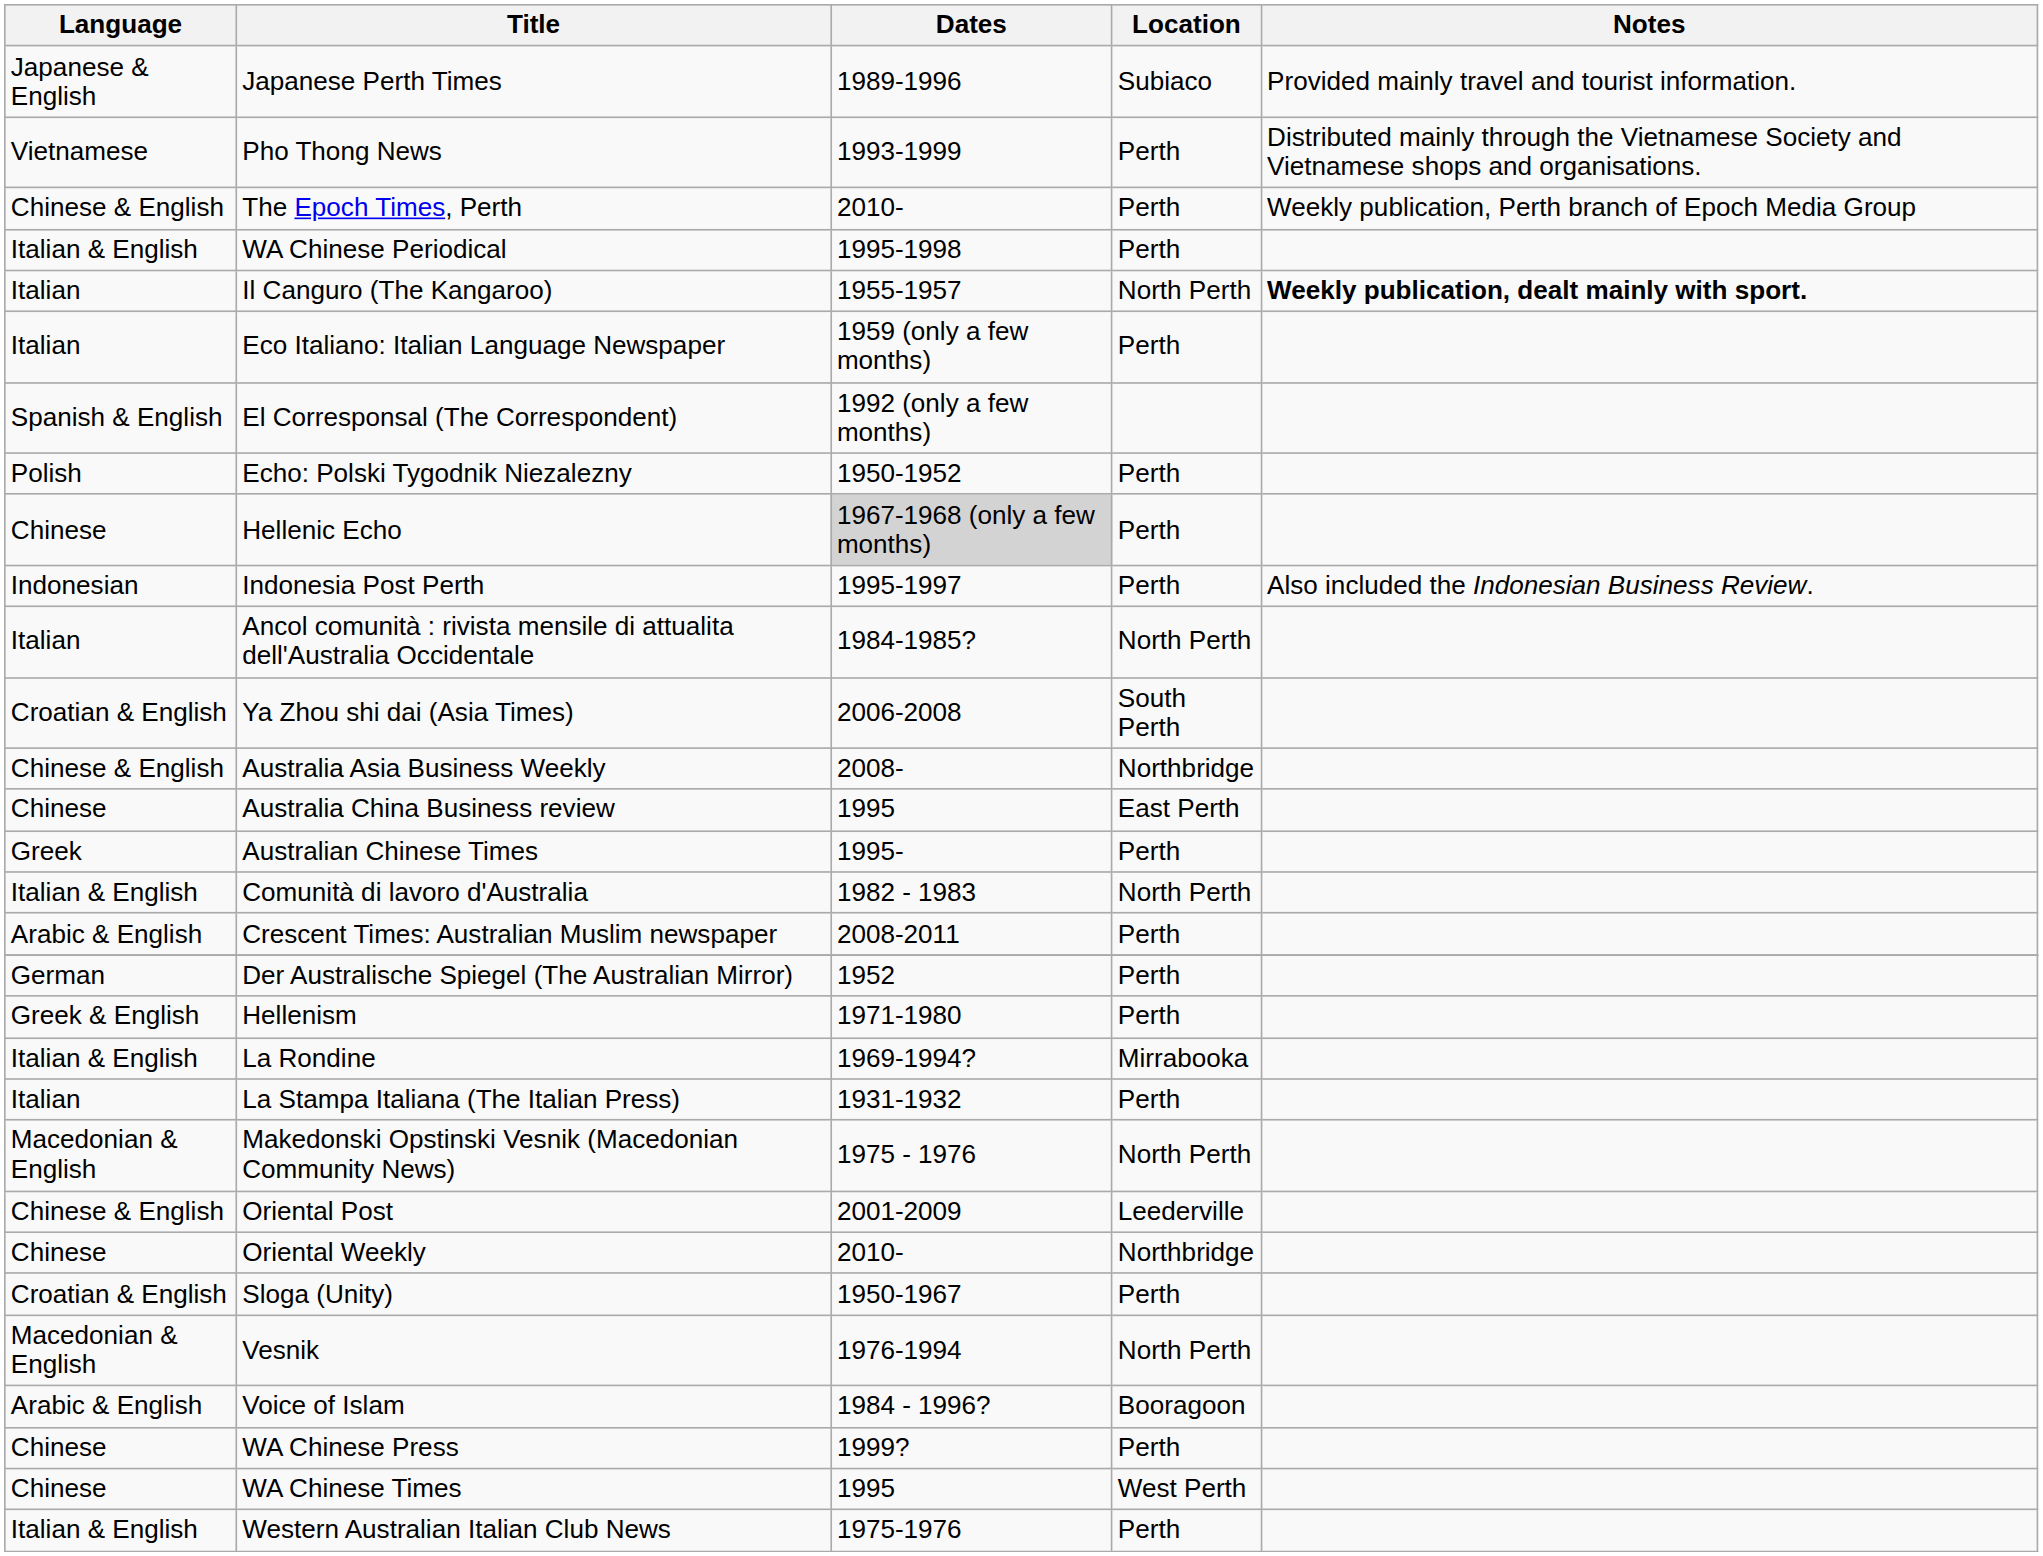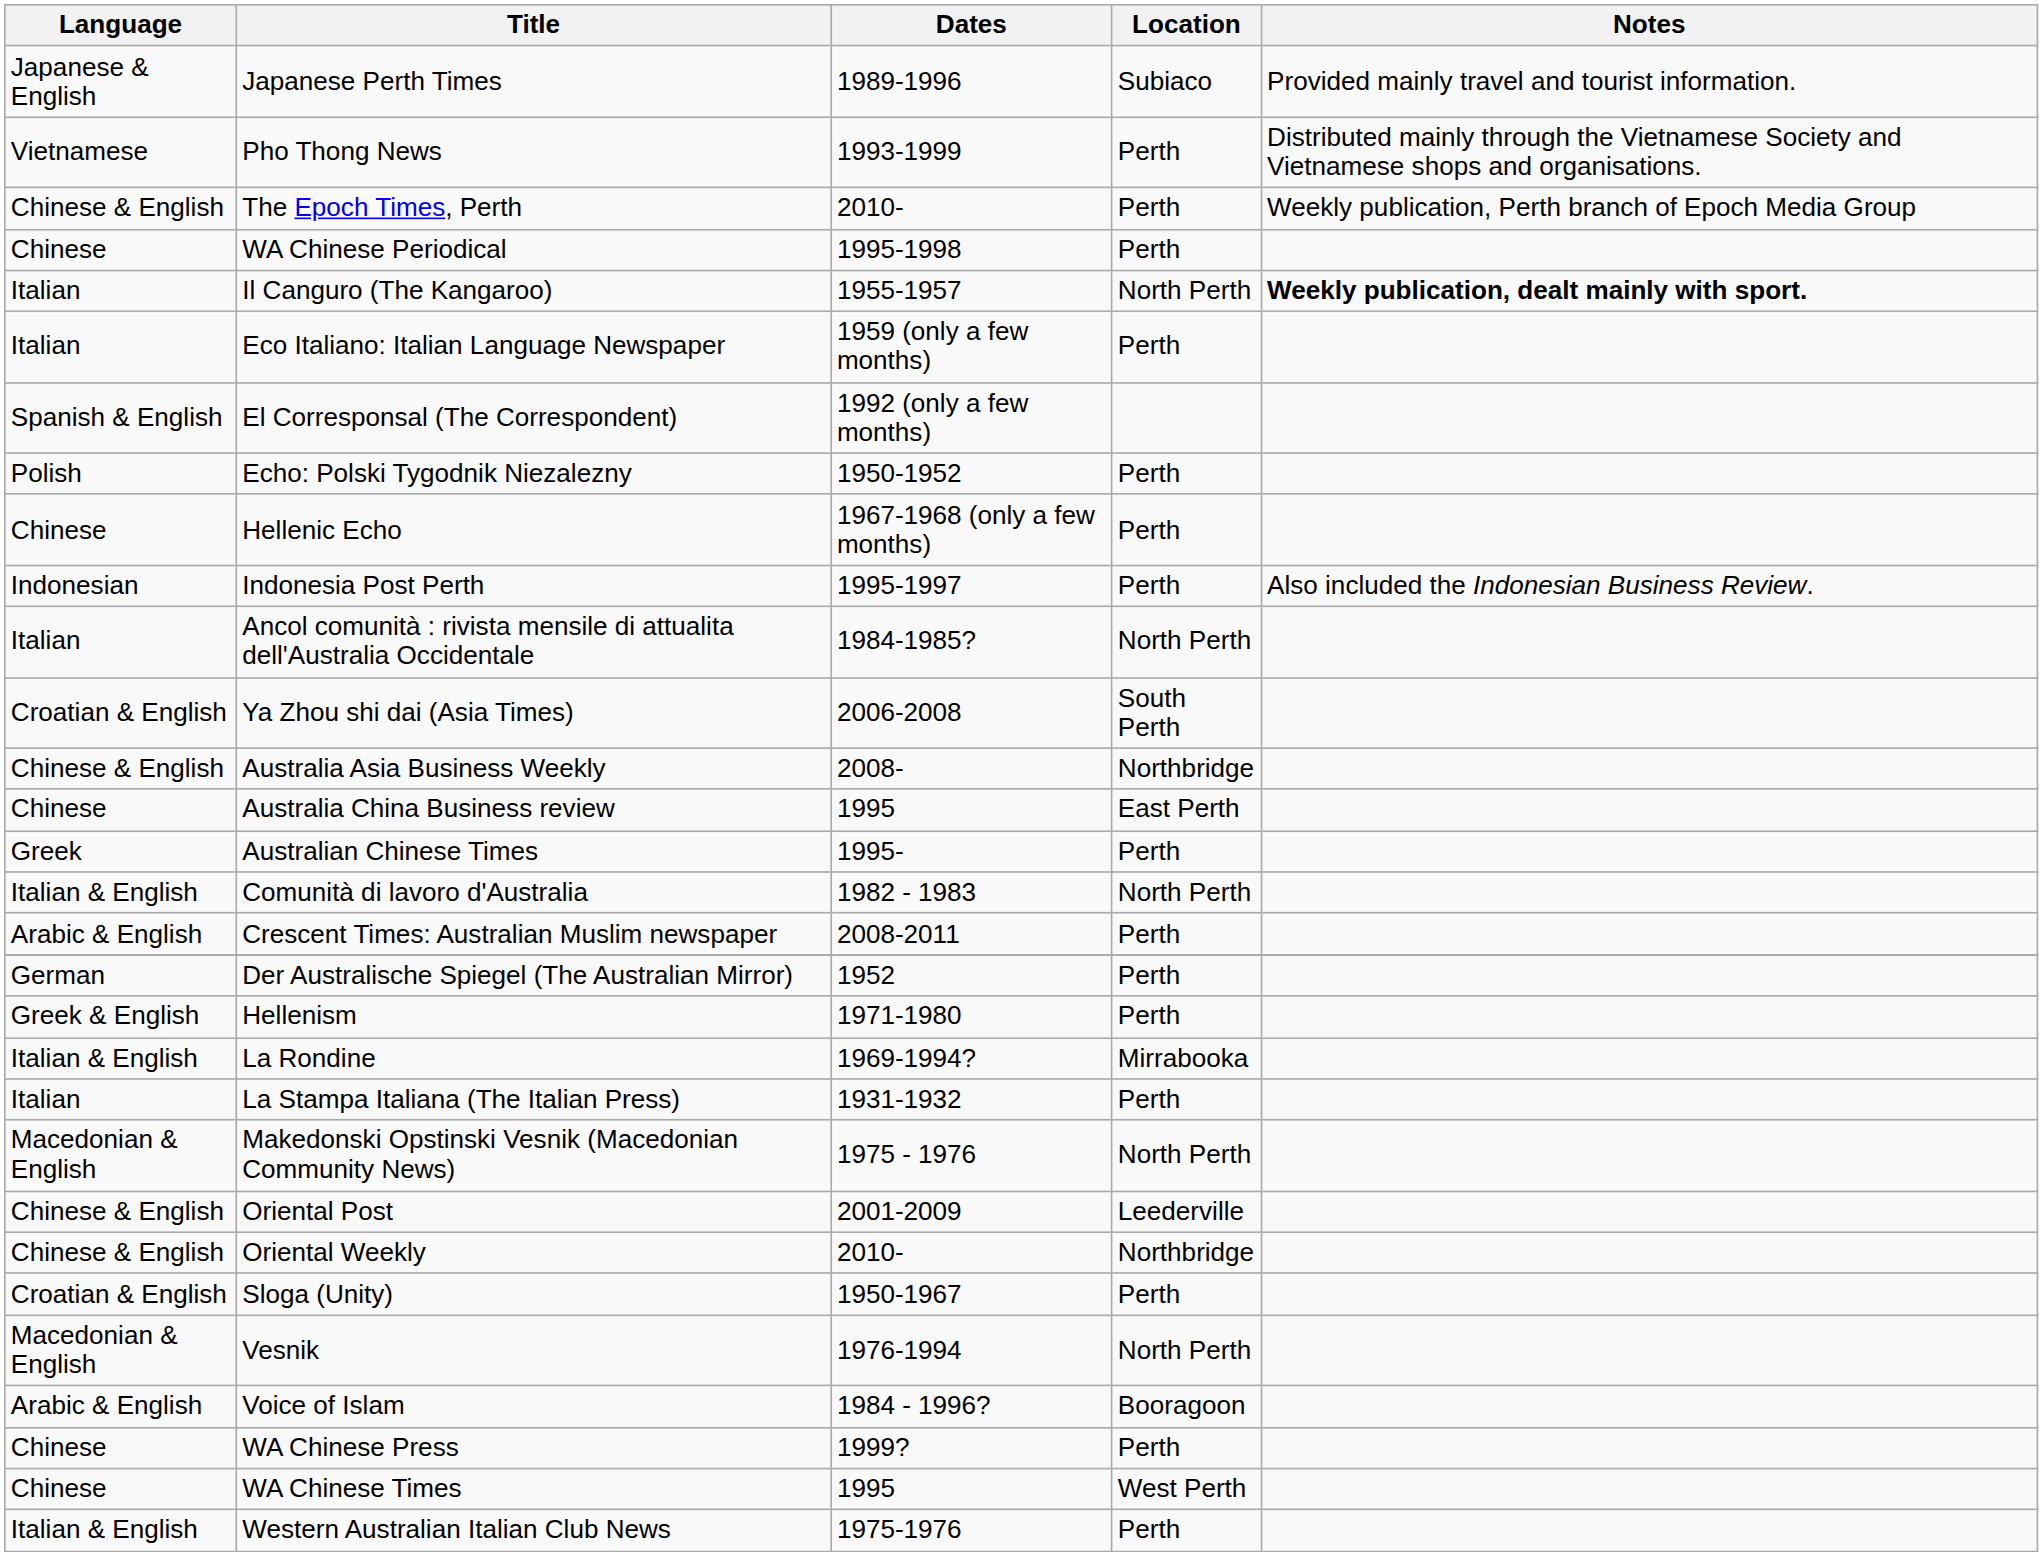(104, 249) Italian & English -> (59, 249) Chinese
(966, 529) lightgrey background -> (966, 529) no background
(59, 1252) Chinese -> (117, 1252) Chinese & English
